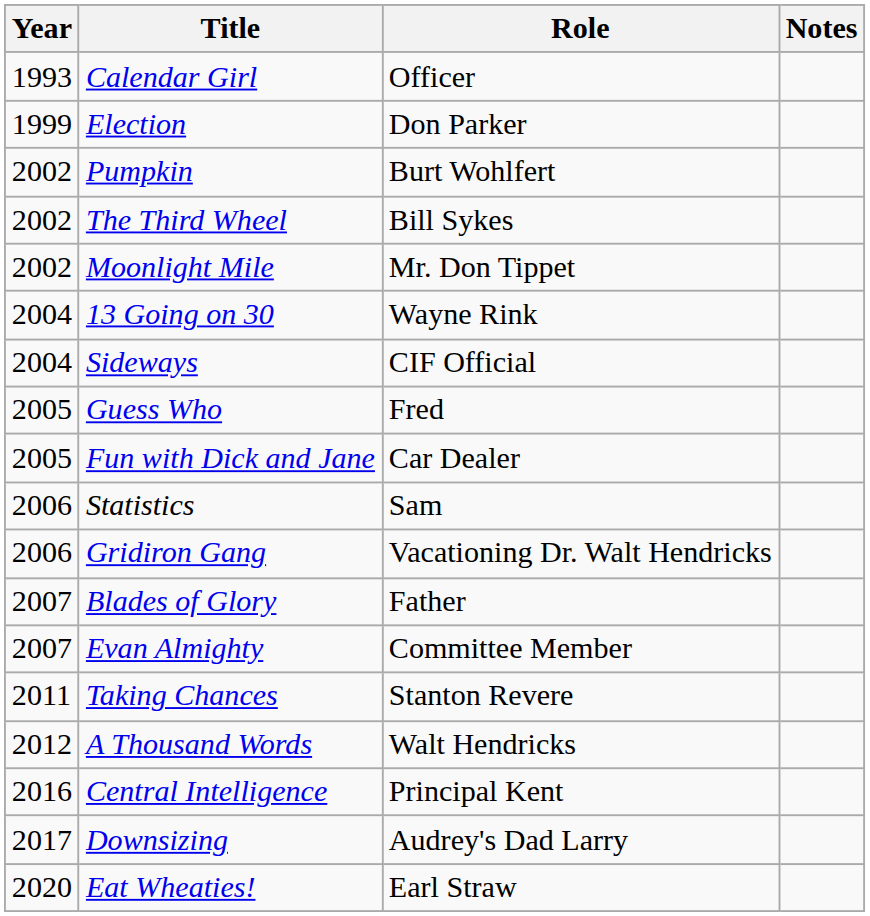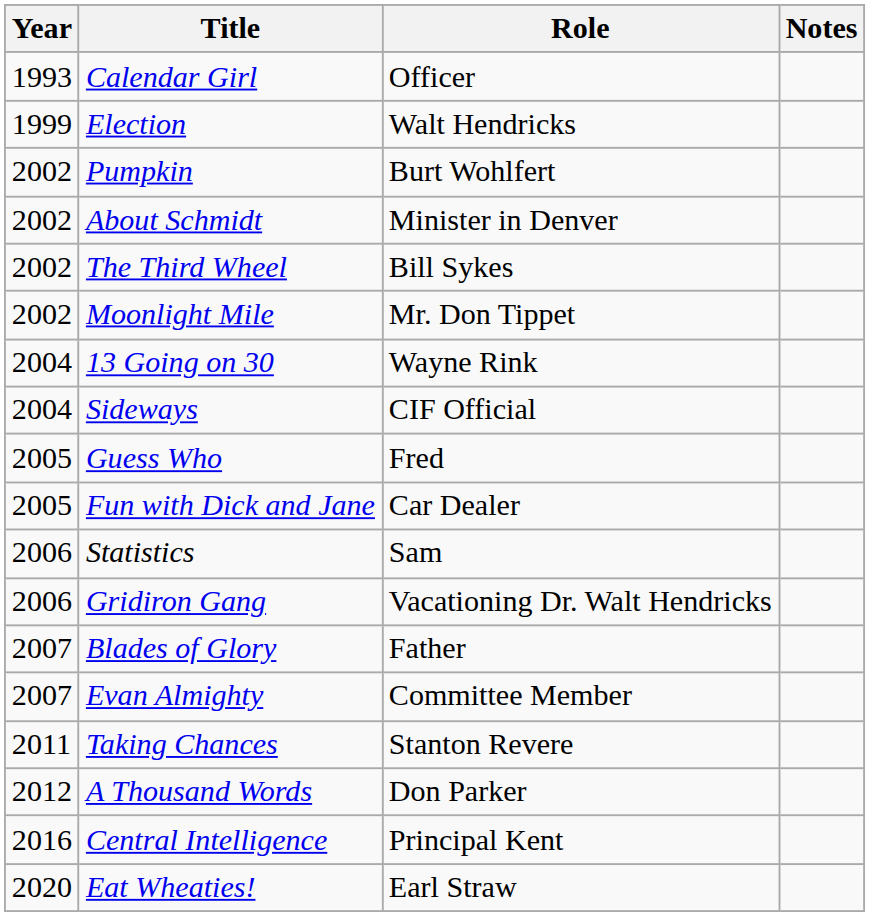(458, 123) Don Parker -> (482, 123) Walt Hendricks
+ row: (174, 219)
(482, 743) Walt Hendricks -> (458, 791) Don Parker
- row: (157, 839)
